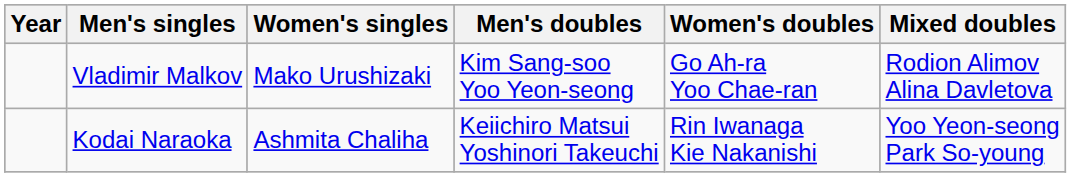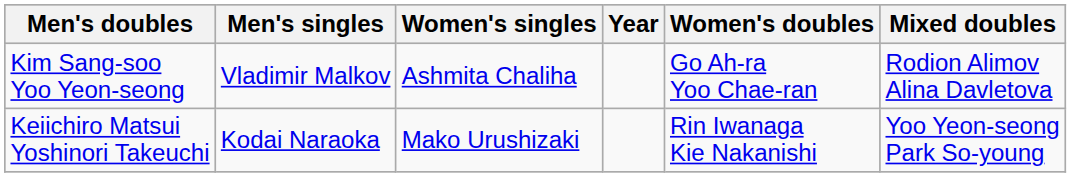columns swapped: (36, 24) <-> (559, 24)
(342, 76) Mako Urushizaki -> (489, 76) Ashmita Chaliha
(341, 140) Ashmita Chaliha -> (491, 140) Mako Urushizaki
